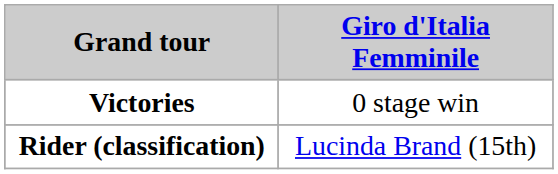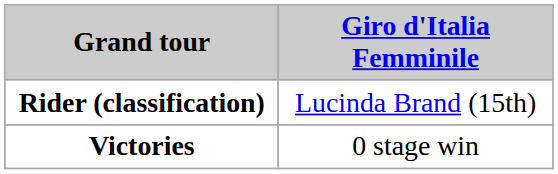rows swapped: (142, 146) <-> (142, 102)
